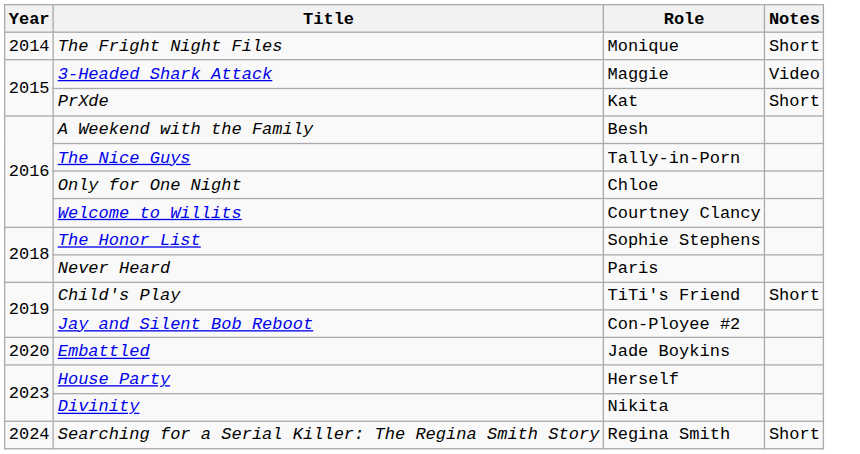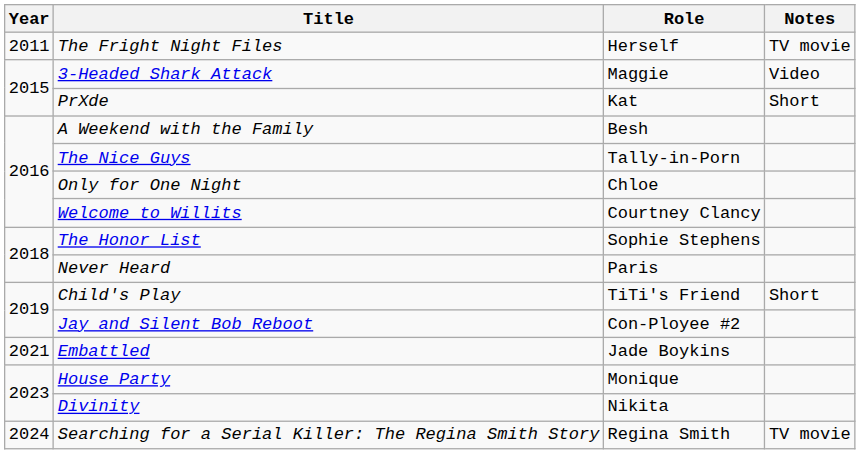(29, 46) 2014 -> (29, 46) 2011
(643, 46) Monique -> (643, 46) Herself
(794, 46) Short -> (810, 46) TV movie
(29, 352) 2020 -> (29, 352) 2021
(643, 379) Herself -> (643, 379) Monique
(794, 435) Short -> (810, 435) TV movie
